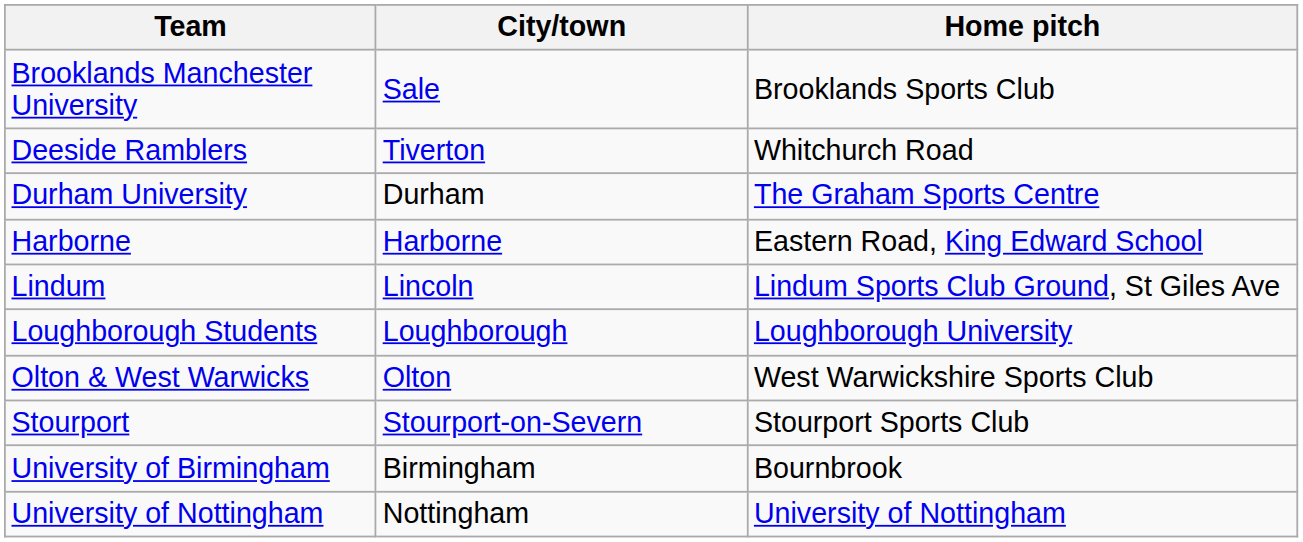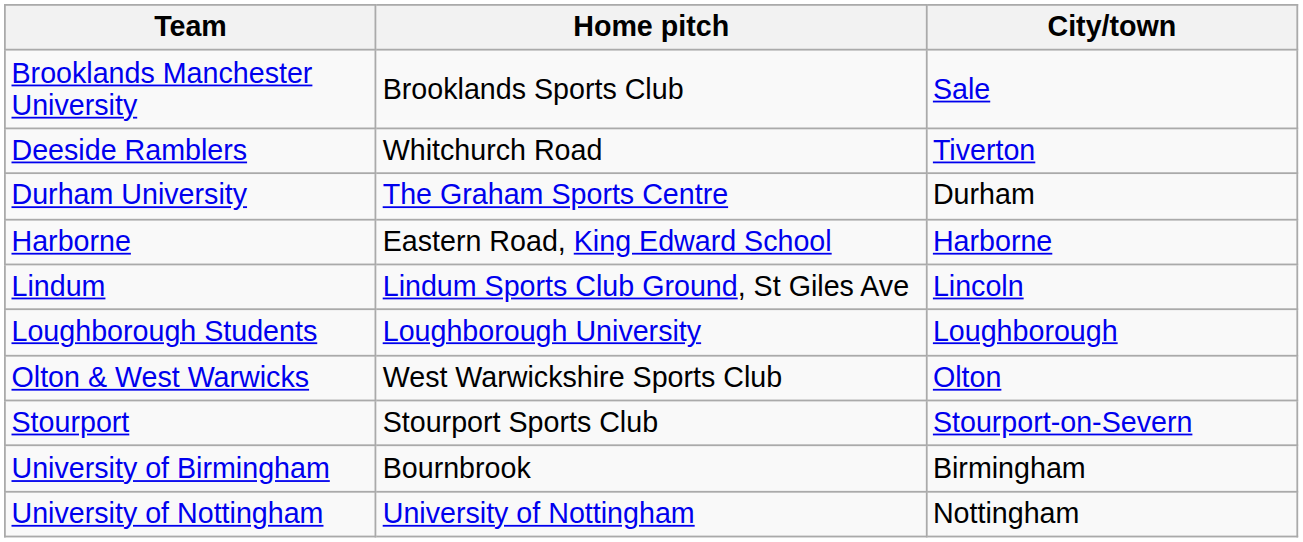columns swapped: (562, 27) <-> (1022, 27)
